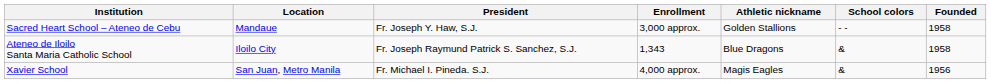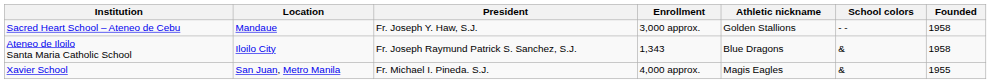(939, 70) 1956 -> (939, 70) 1955
